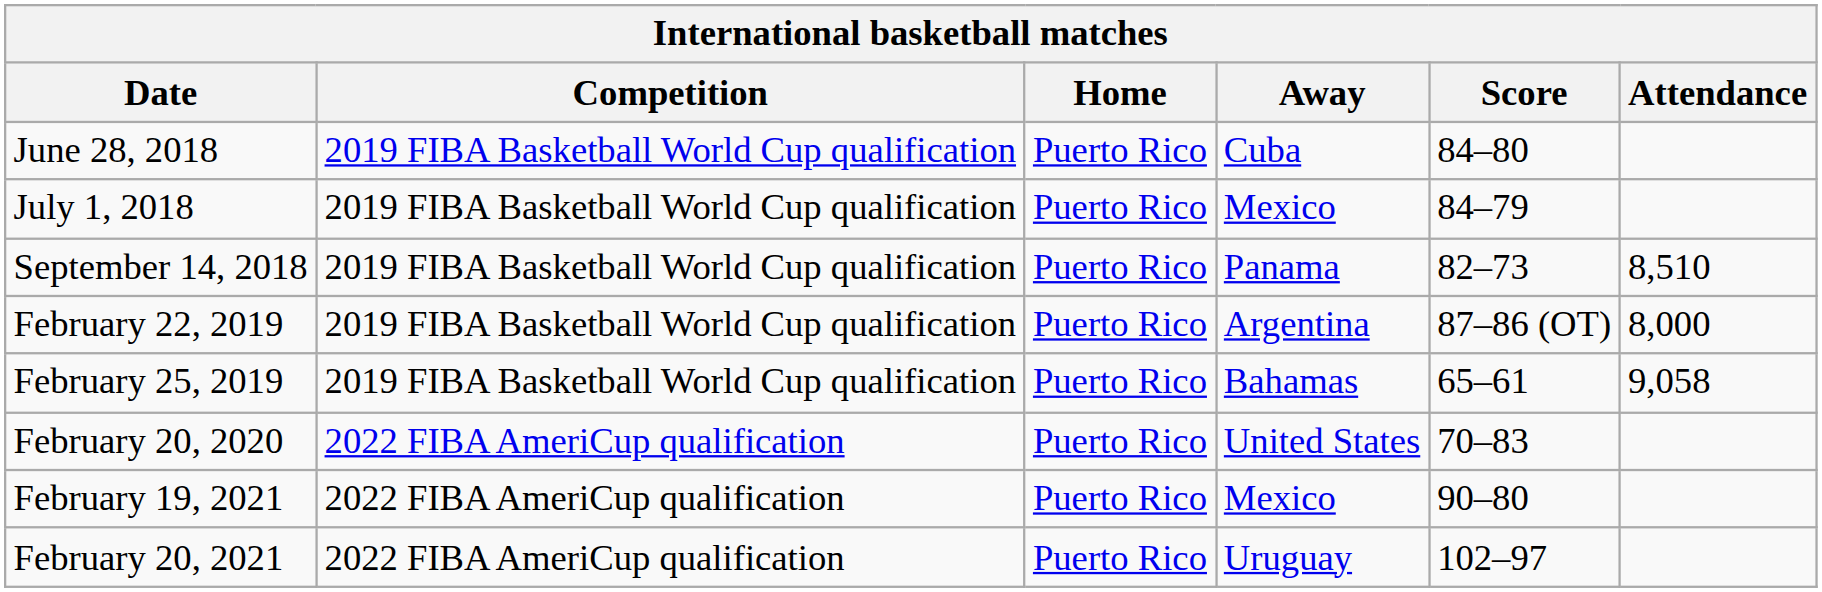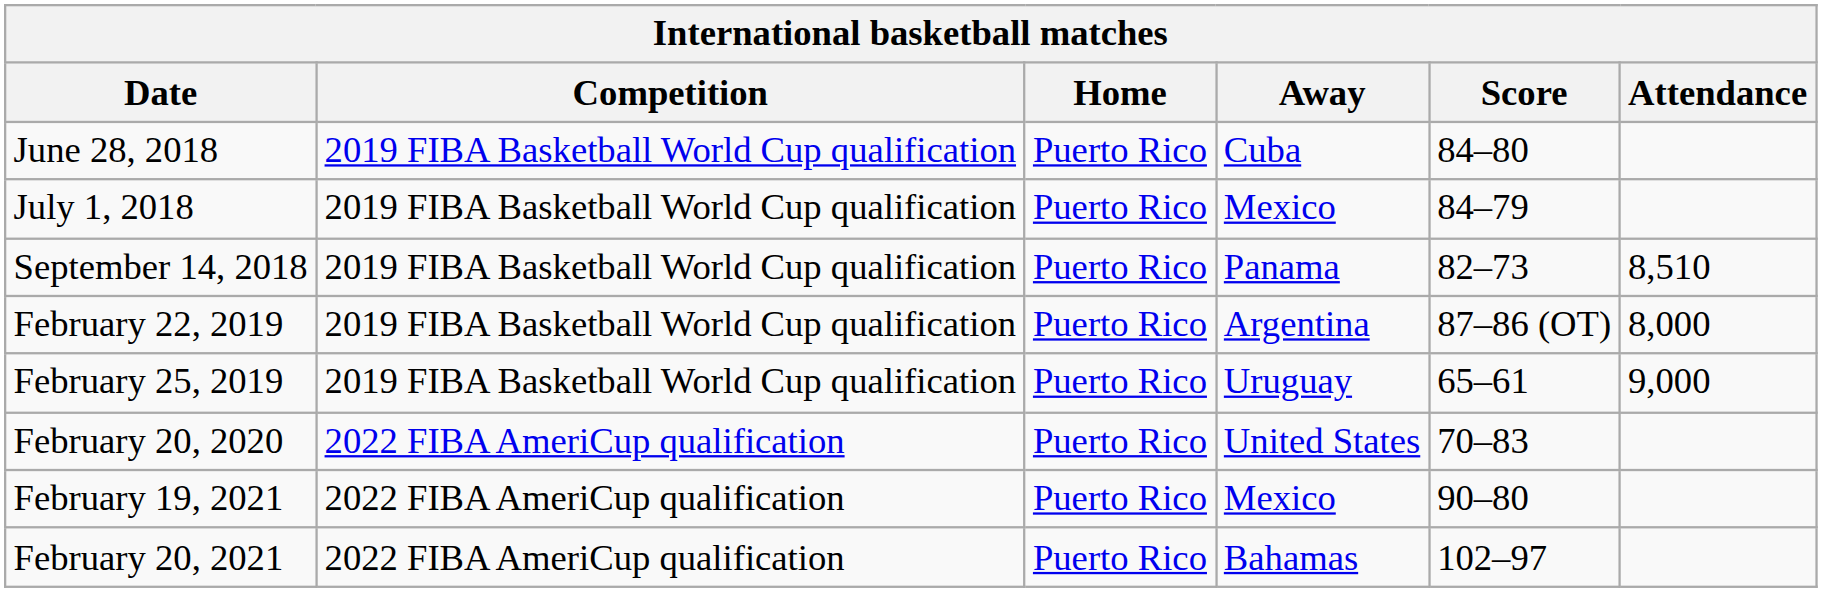(1291, 382) Bahamas -> (1288, 382) Uruguay
(1669, 382) 9,058 -> (1669, 382) 9,000
(1288, 556) Uruguay -> (1291, 556) Bahamas
